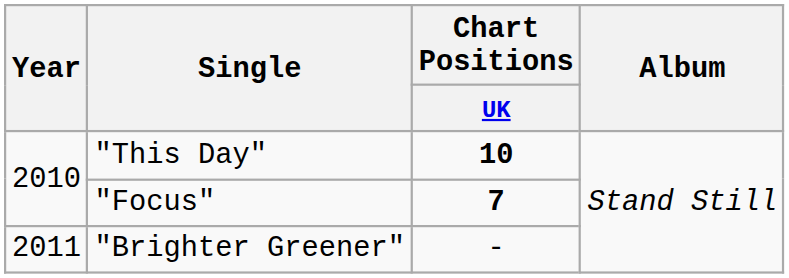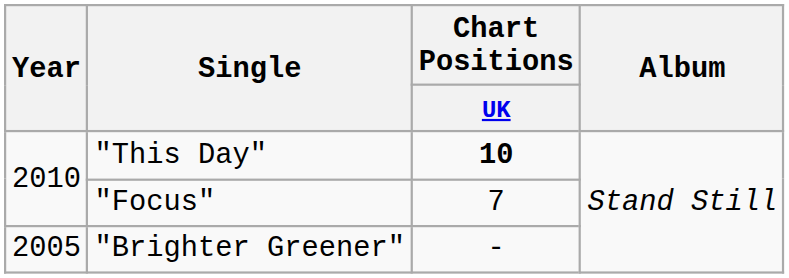(496, 202) bold -> (496, 202) normal
(46, 249) 2011 -> (46, 249) 2005
